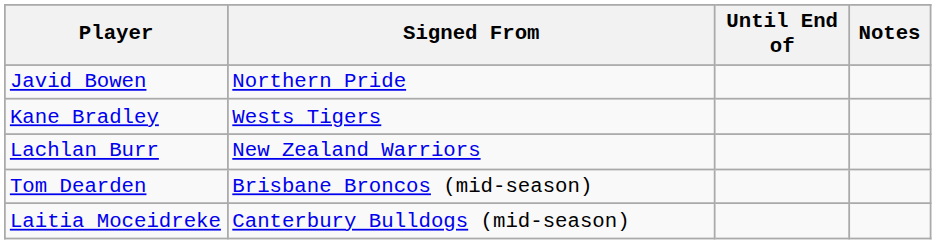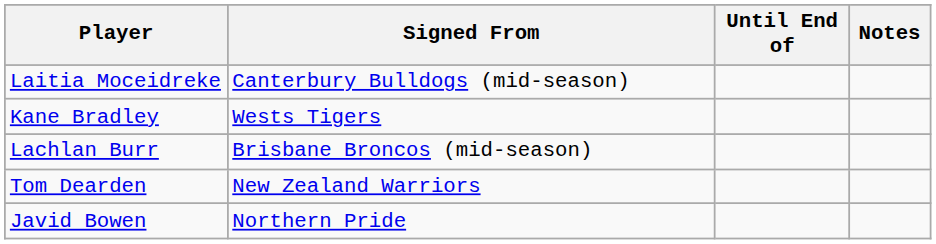rows swapped: (78, 82) <-> (115, 221)
(356, 151) New Zealand Warriors -> (412, 151) Brisbane Broncos (mid-season)
(412, 186) Brisbane Broncos (mid-season) -> (356, 186) New Zealand Warriors
